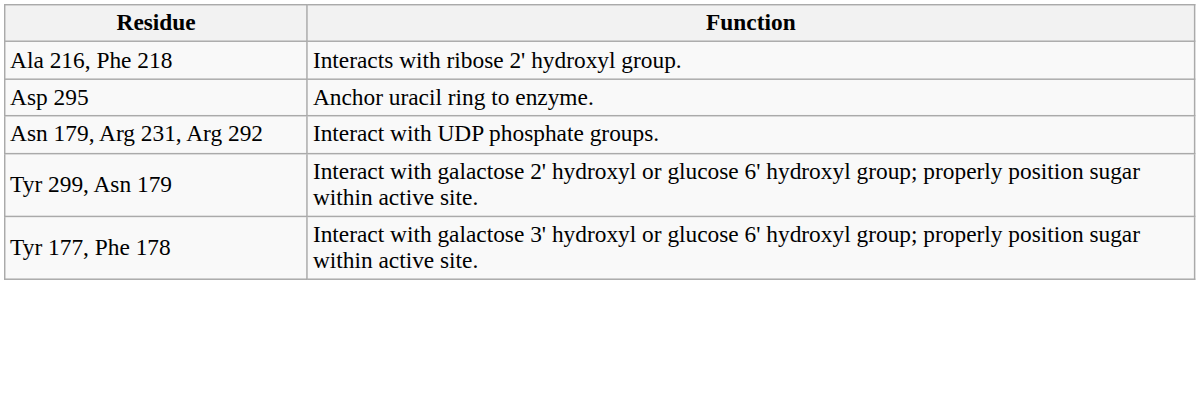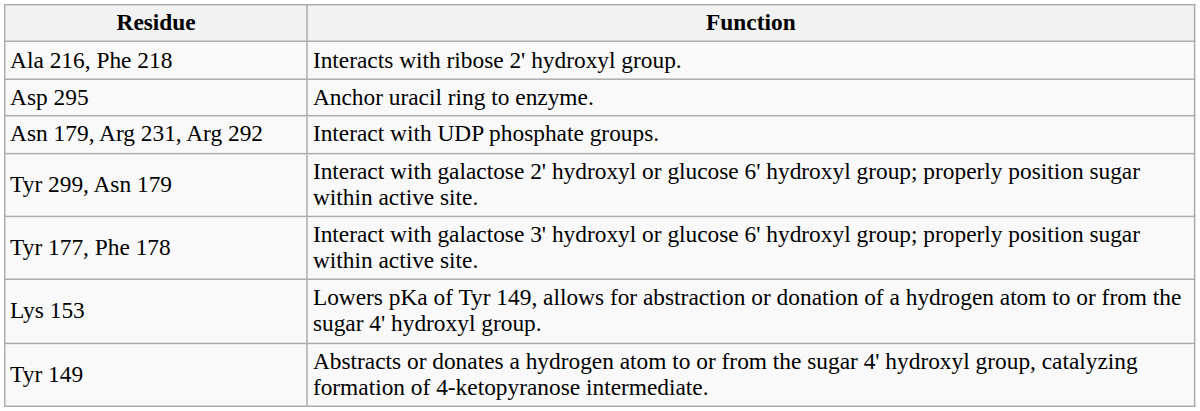+ row: (47, 311)
+ row: (47, 374)
